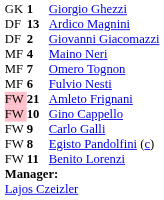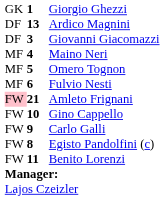(30, 39) 2 -> (30, 39) 3
(30, 69) 7 -> (30, 69) 5
(14, 114) pink background -> (14, 114) no background
